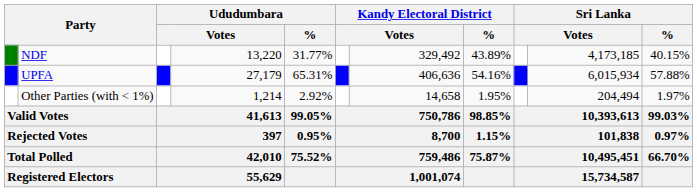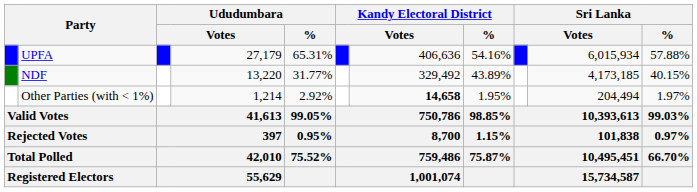rows swapped: (37, 75) <-> (34, 55)
(443, 95) normal -> (443, 95) bold
